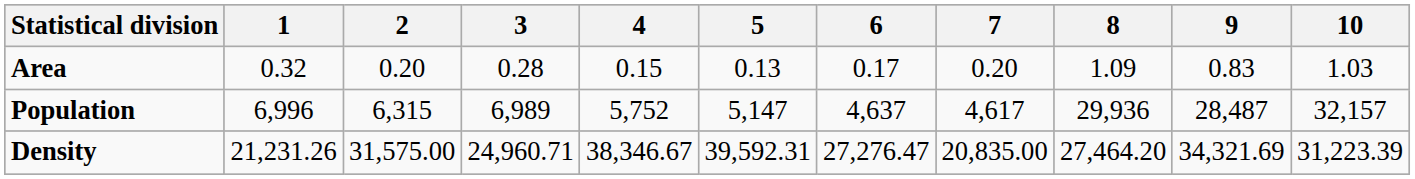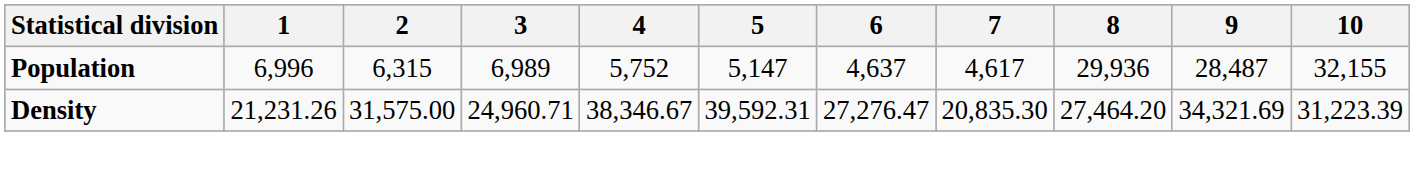- row: (39, 67)
(1350, 109) 32,157 -> (1350, 67) 32,155
(995, 151) 20,835.00 -> (995, 109) 20,835.30
